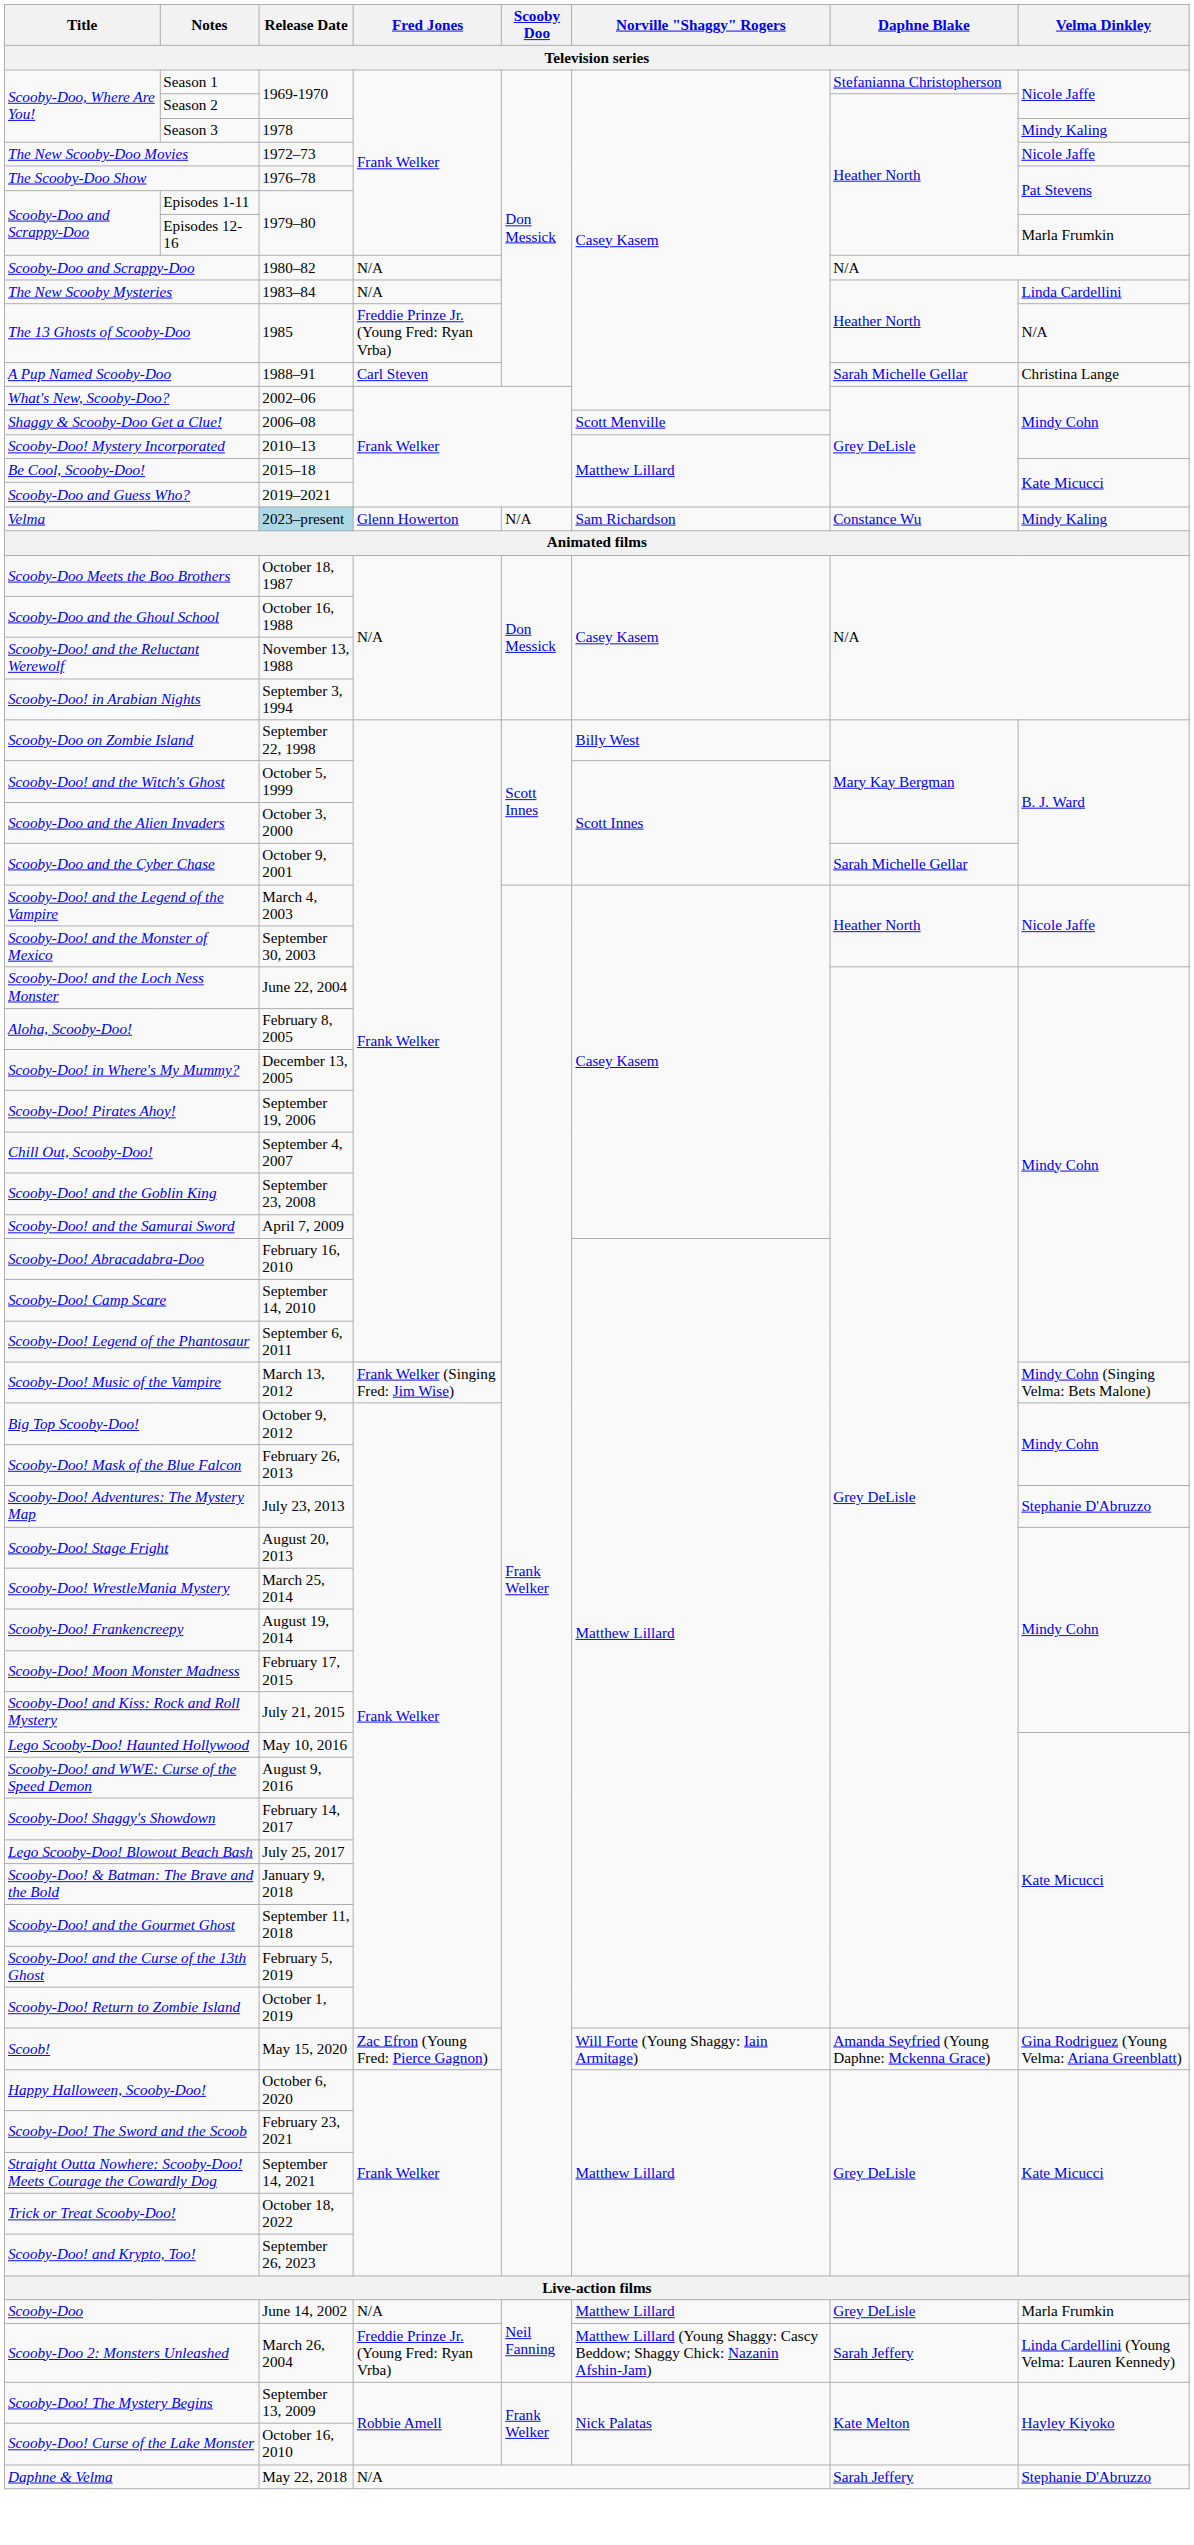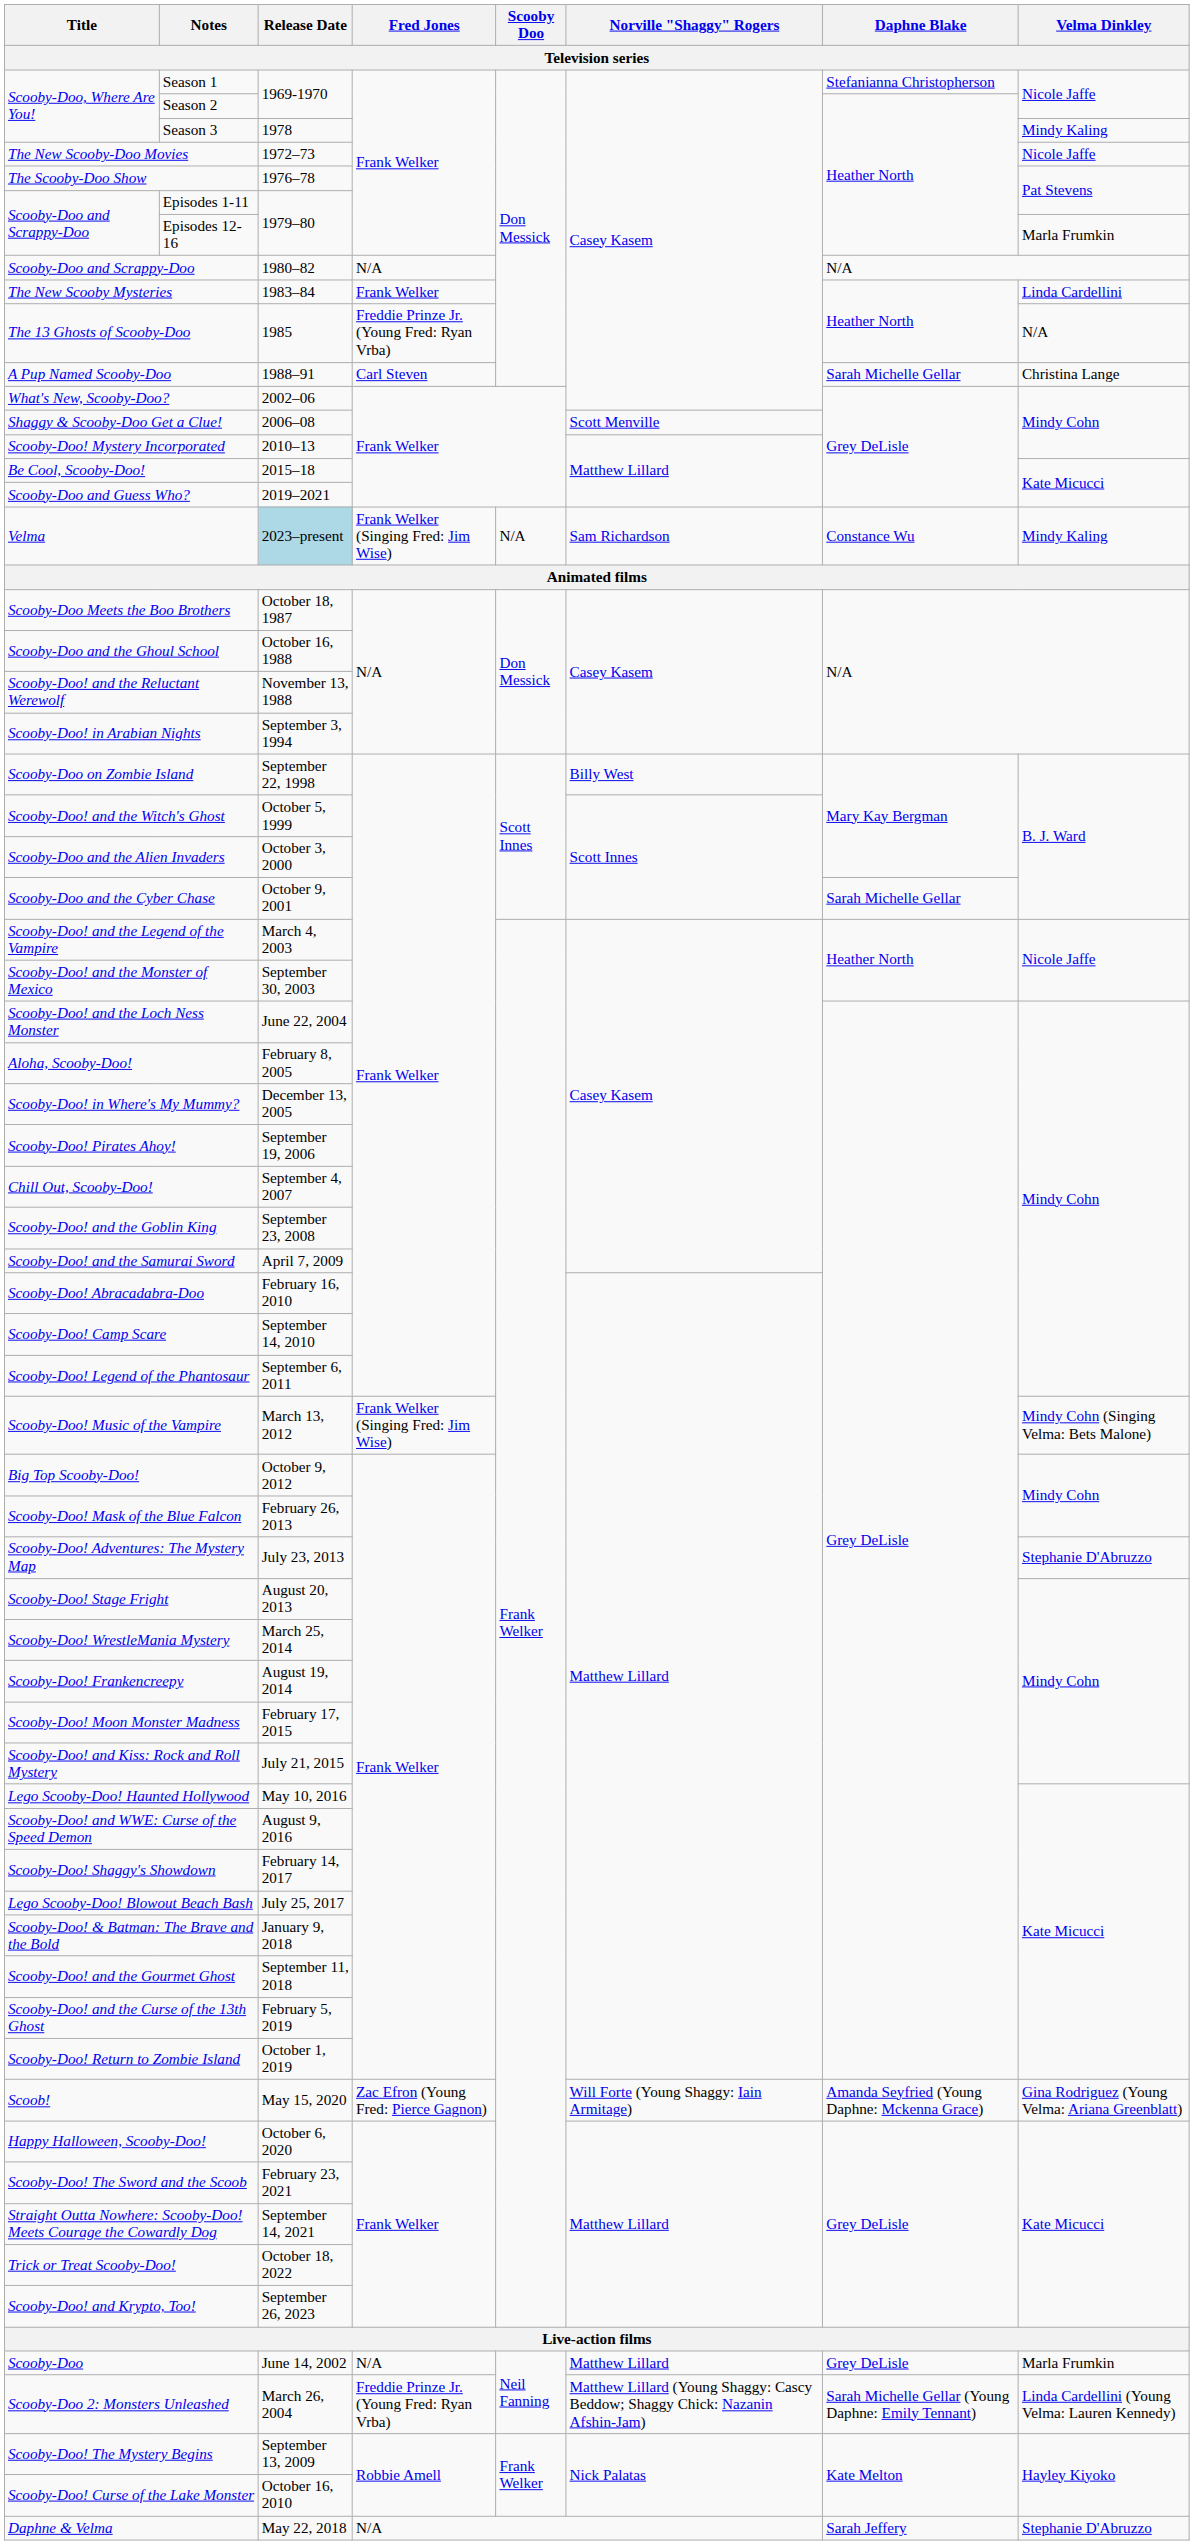(370, 291) N/A -> (397, 291) Frank Welker
(408, 518) Glenn Howerton -> (413, 535) Frank Welker (Singing Fred: Jim Wise)
(873, 2352) Sarah Jeffery -> (918, 2404) Sarah Michelle Gellar (Young Daphne: Emily Tennant)
